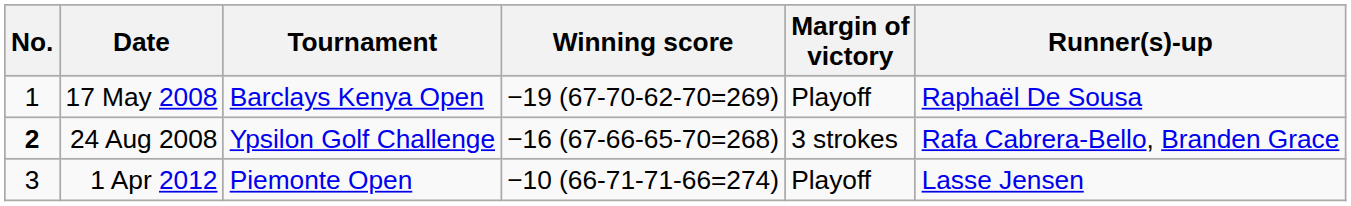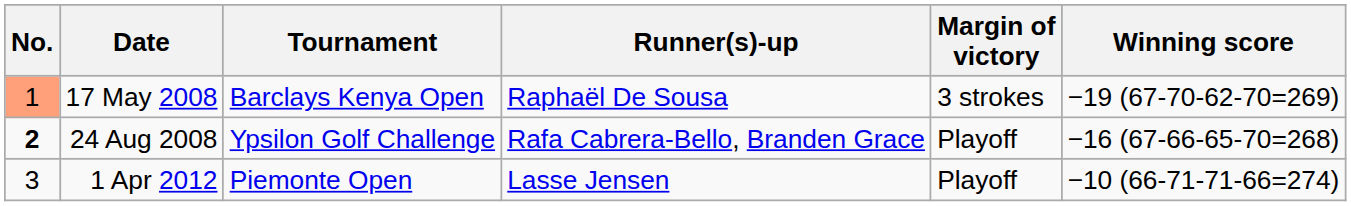columns swapped: (643, 41) <-> (1130, 41)
(32, 97) no background -> (32, 97) lightsalmon background
(831, 97) Playoff -> (990, 97) 3 strokes
(844, 139) 3 strokes -> (977, 139) Playoff
